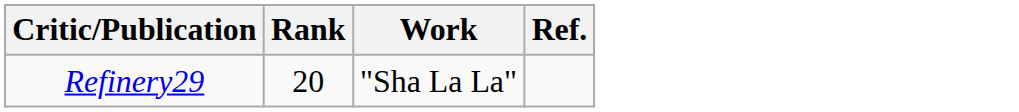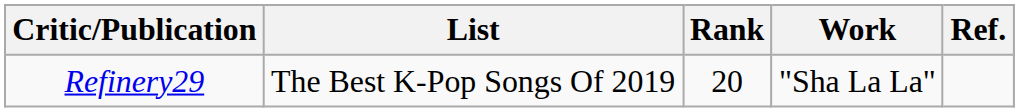+ column: (473, 29)
